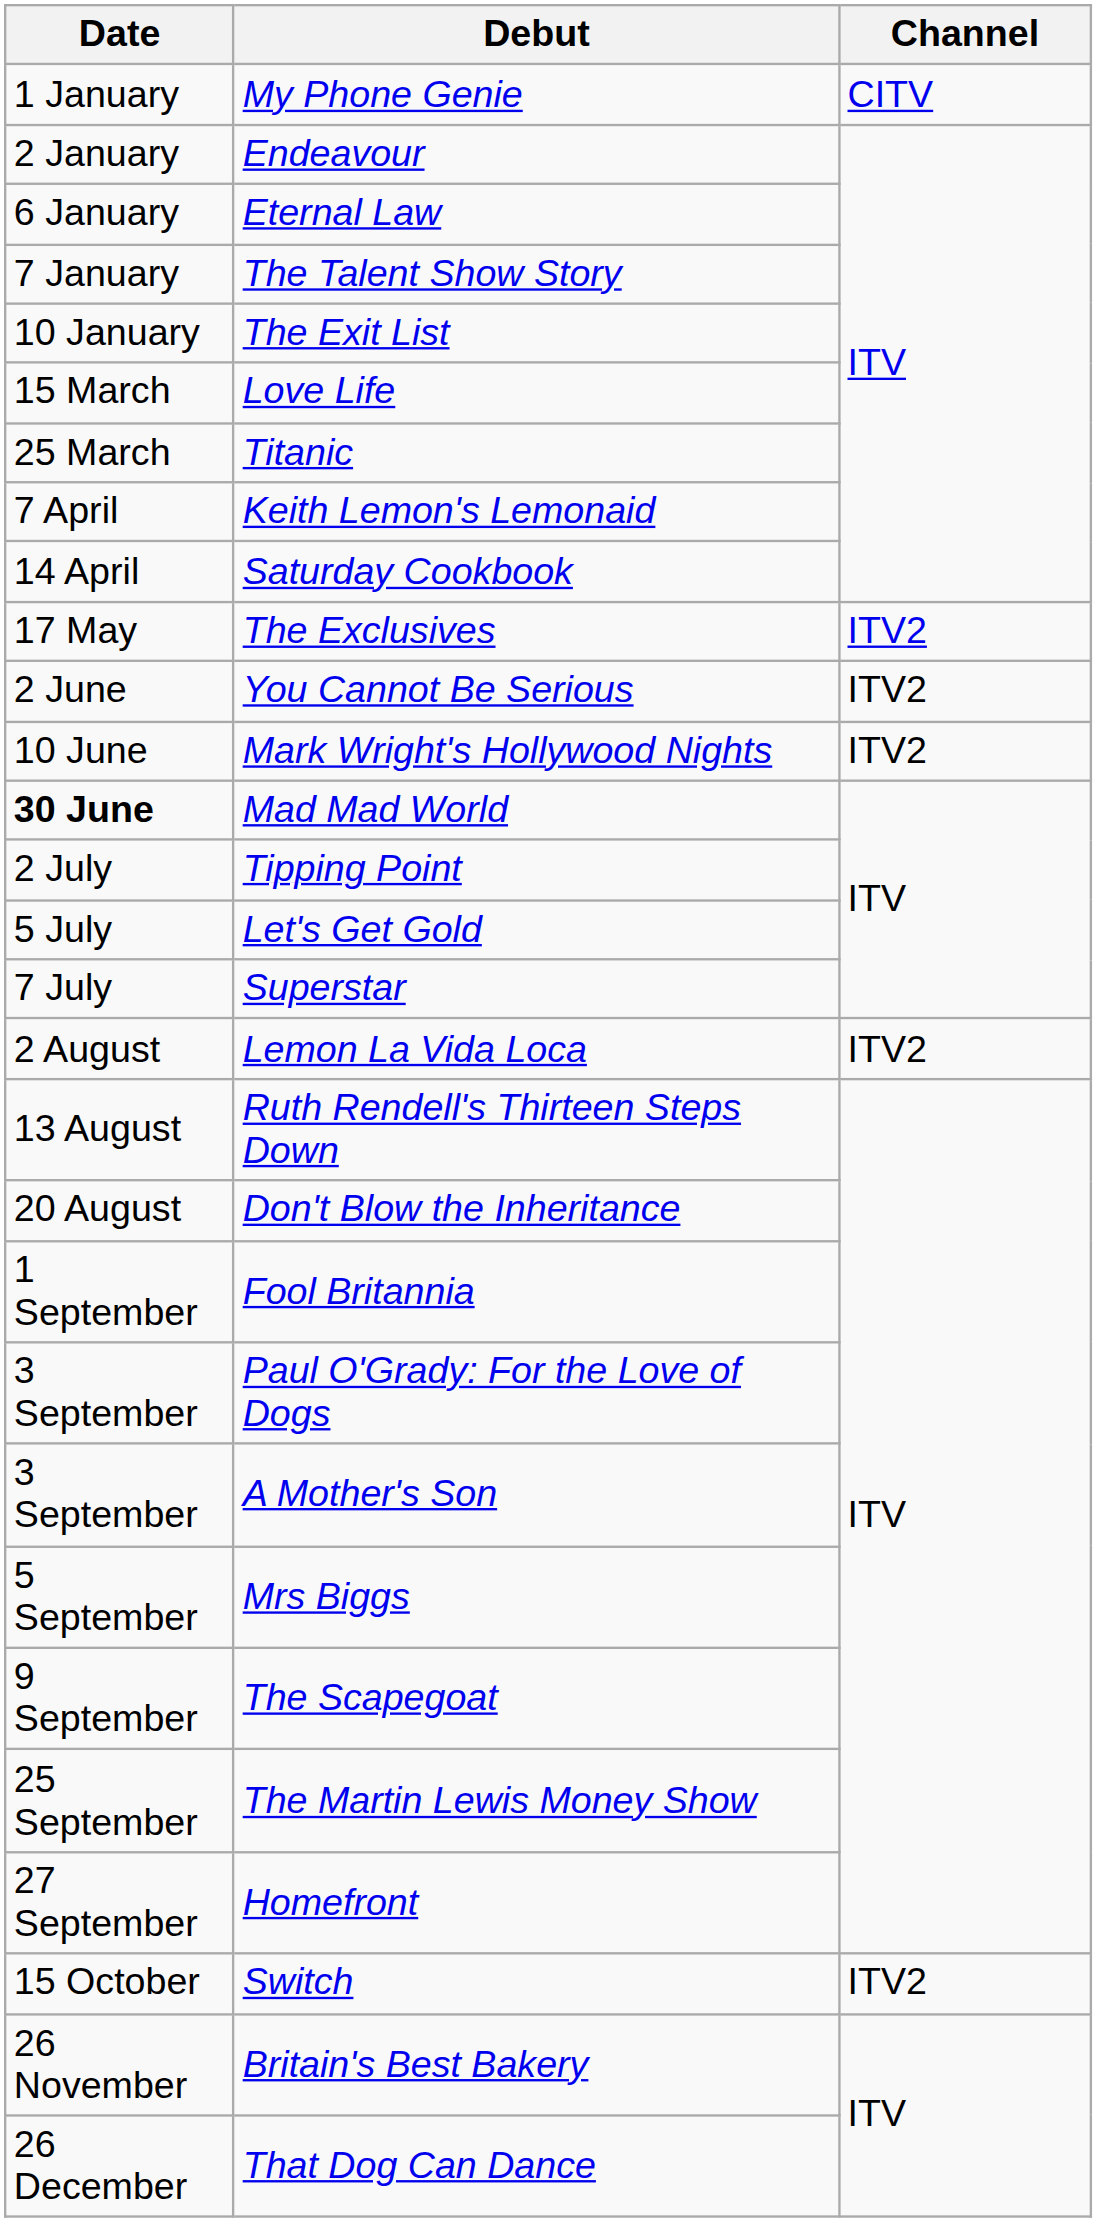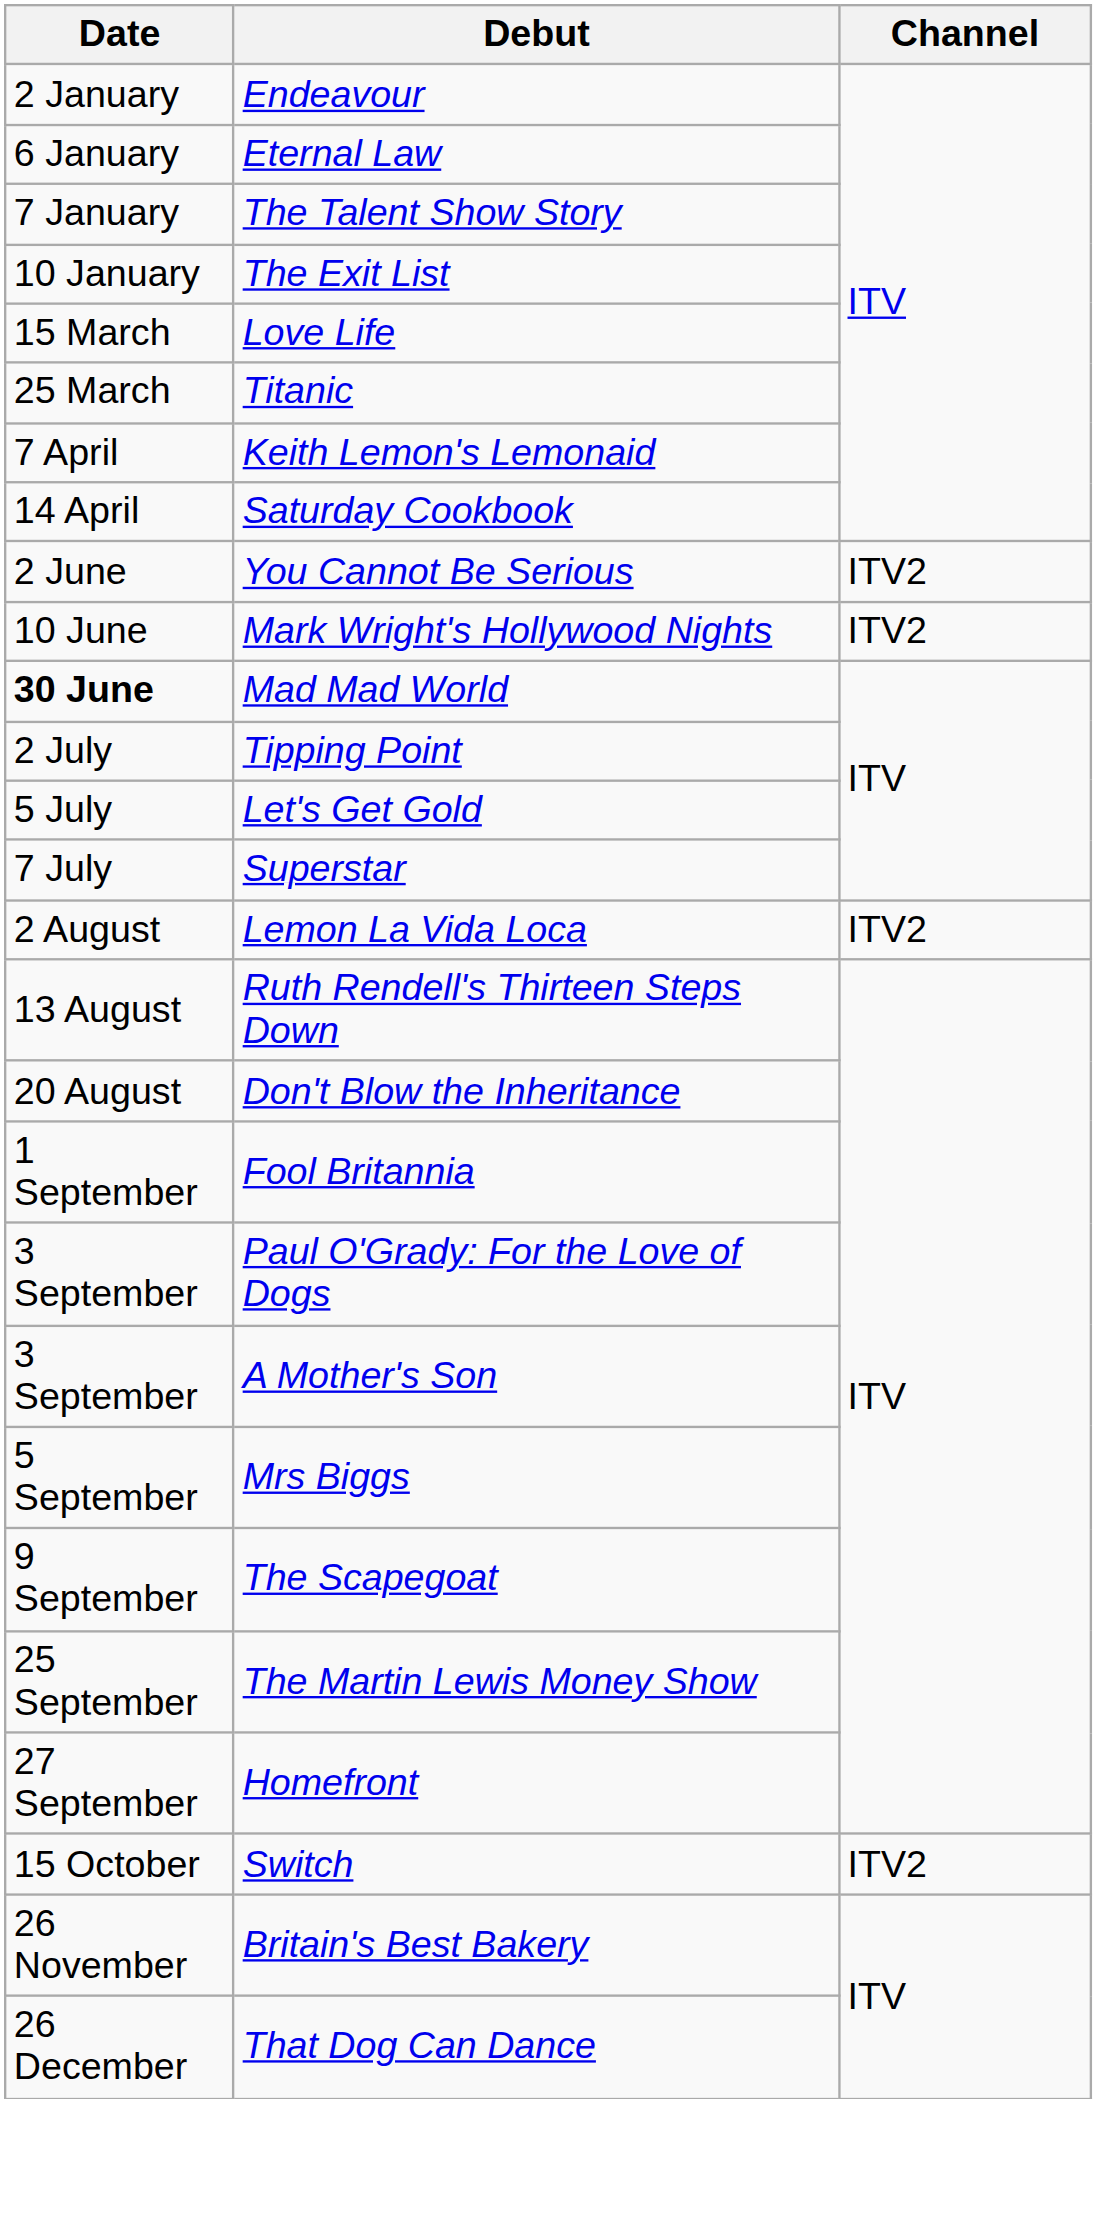- row: (383, 93)
- row: (369, 630)
